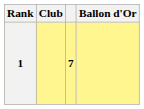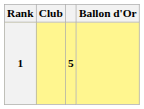(71, 63) 7 -> (71, 63) 5
